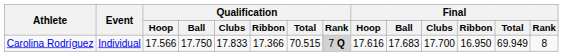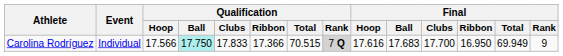(196, 44) no background -> (196, 44) paleturquoise background
(544, 44) 8 -> (544, 44) 9
